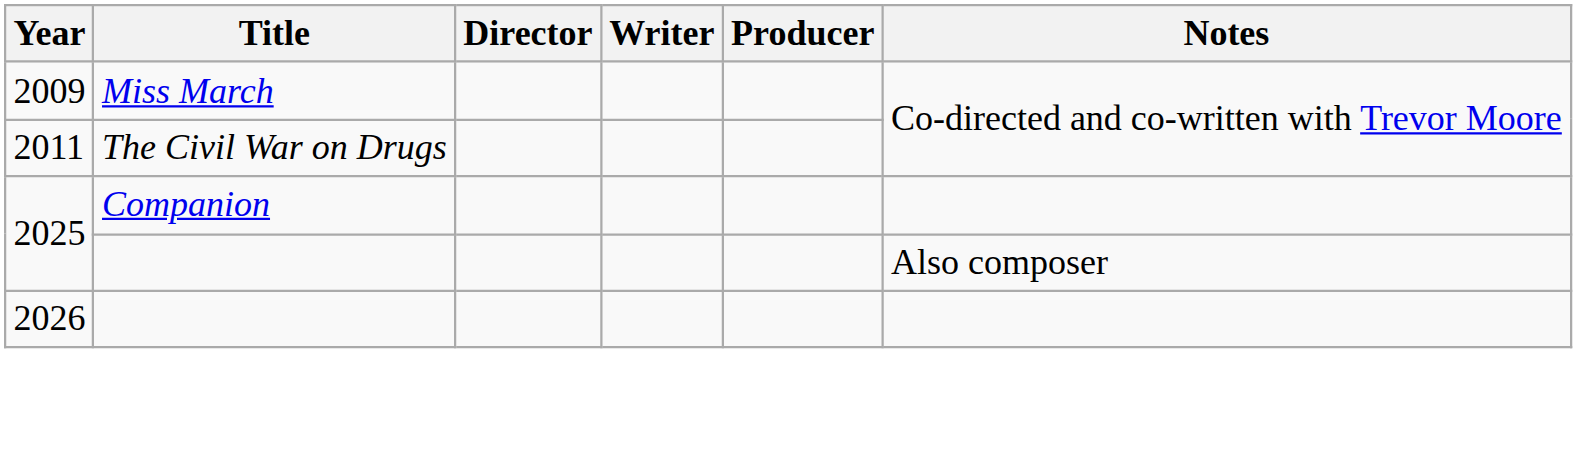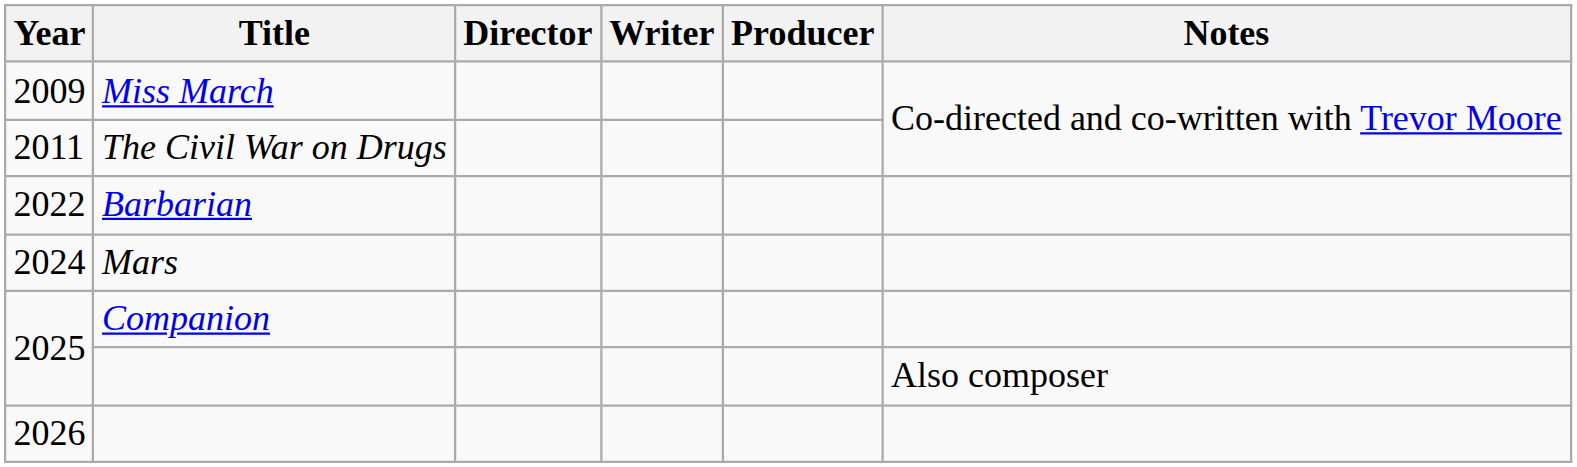+ row: (49, 204)
+ row: (49, 261)
